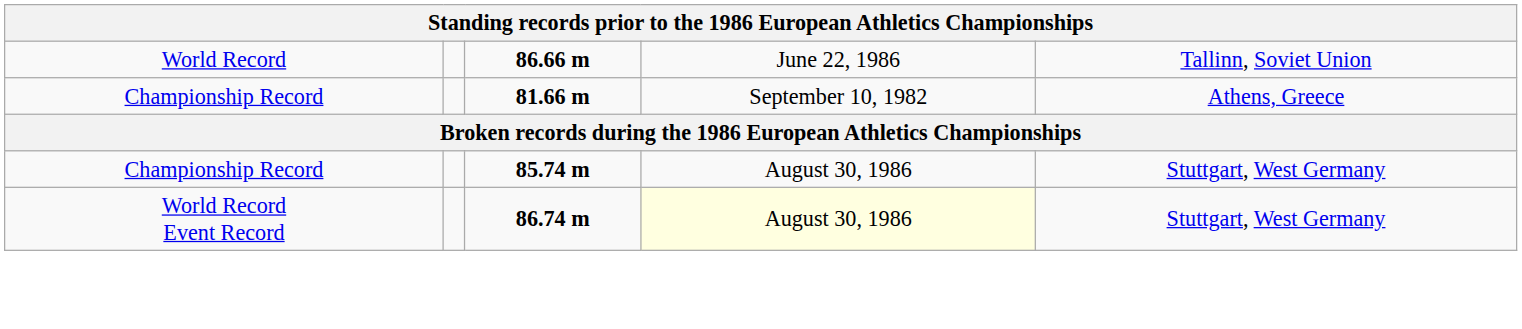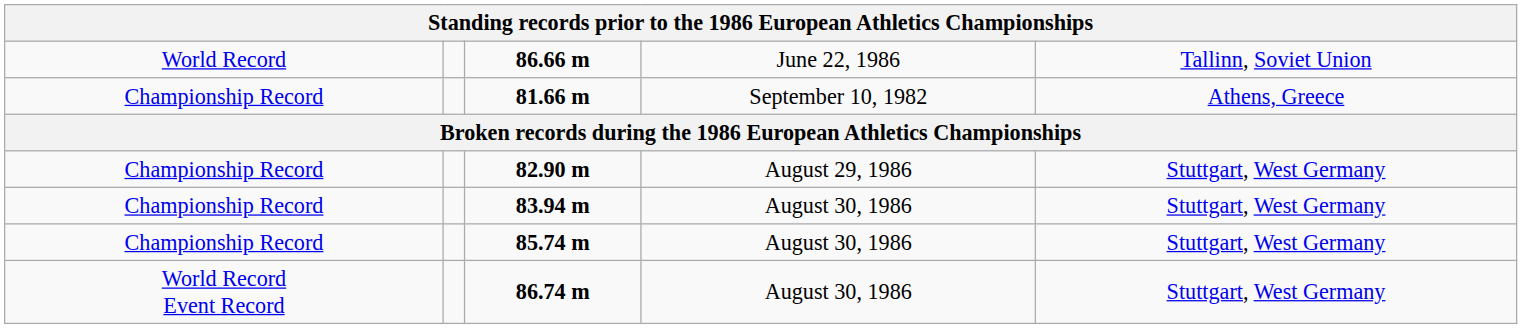+ row: (553, 168)
+ row: (553, 205)
(838, 218) lightyellow background -> (838, 291) no background
